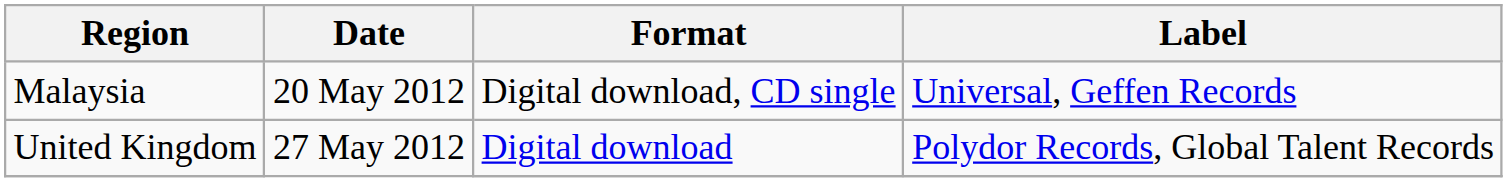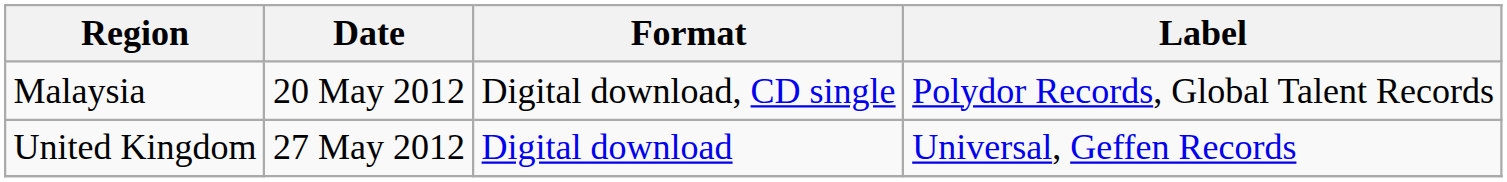(1104, 90) Universal, Geffen Records -> (1203, 90) Polydor Records, Global Talent Records
(1203, 147) Polydor Records, Global Talent Records -> (1104, 147) Universal, Geffen Records
